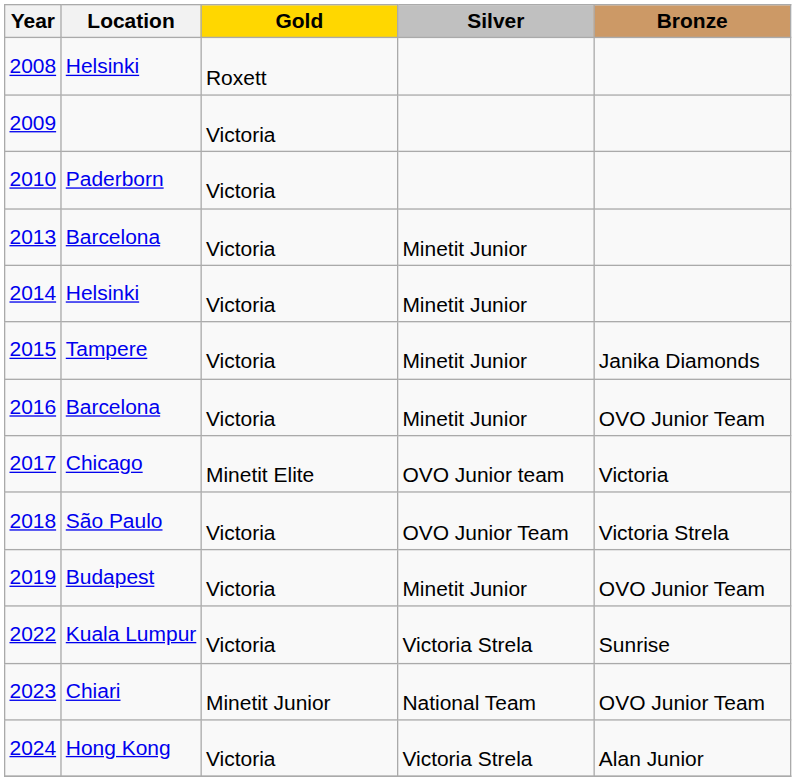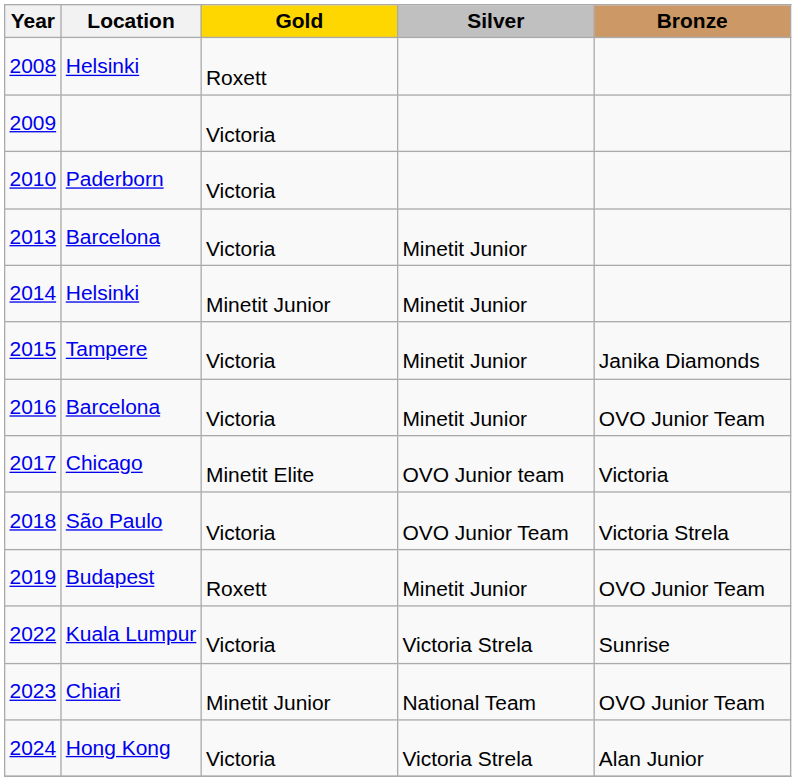(241, 305) Victoria -> (268, 305) Minetit Junior
(241, 589) Victoria -> (236, 589) Roxett
